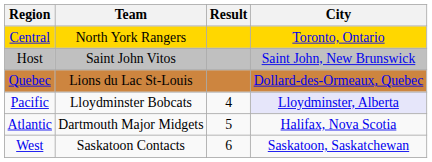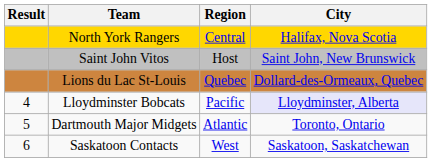columns swapped: (229, 15) <-> (30, 15)
(338, 37) Toronto, Ontario -> (338, 37) Halifax, Nova Scotia
(338, 124) Halifax, Nova Scotia -> (338, 124) Toronto, Ontario
